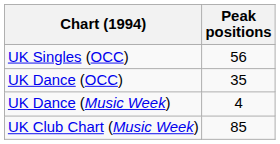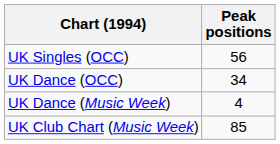(239, 80) 35 -> (239, 80) 34
